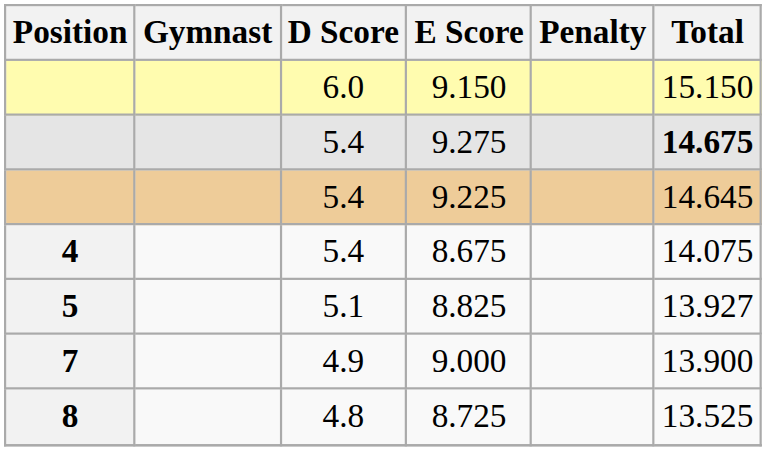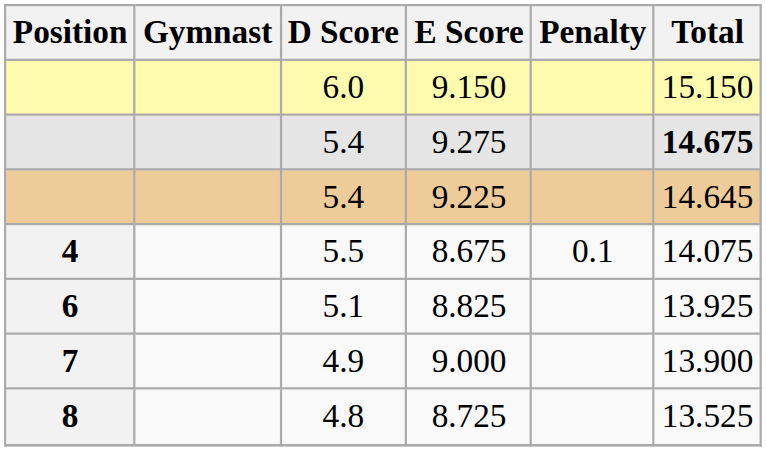- row: (343, 251)
+ row: (343, 251)
(70, 306) 5 -> (70, 306) 6
(708, 306) 13.927 -> (708, 306) 13.925
